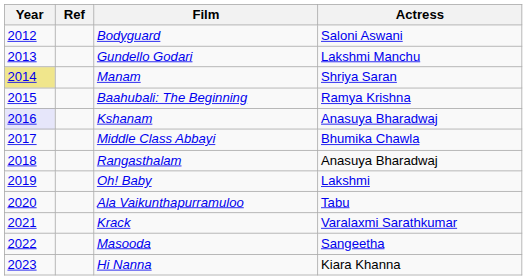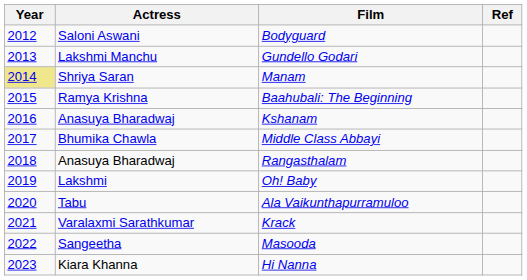columns swapped: (420, 14) <-> (74, 14)
(22, 118) lavender background -> (22, 118) no background
